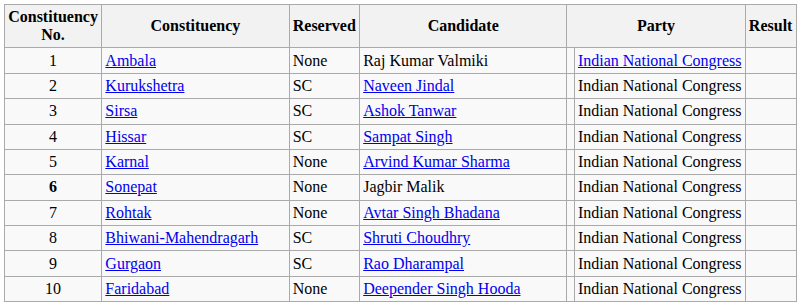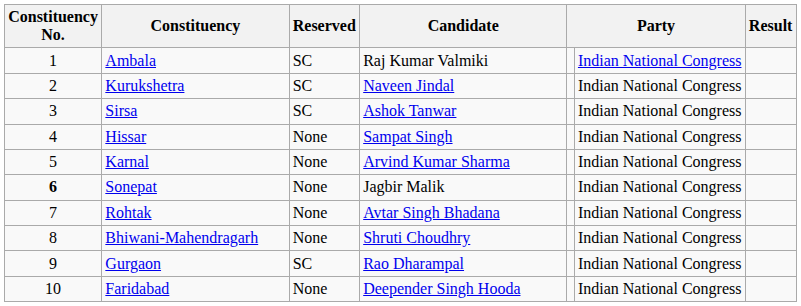(310, 60) None -> (303, 60) SC
(303, 136) SC -> (310, 136) None
(303, 238) SC -> (310, 238) None
